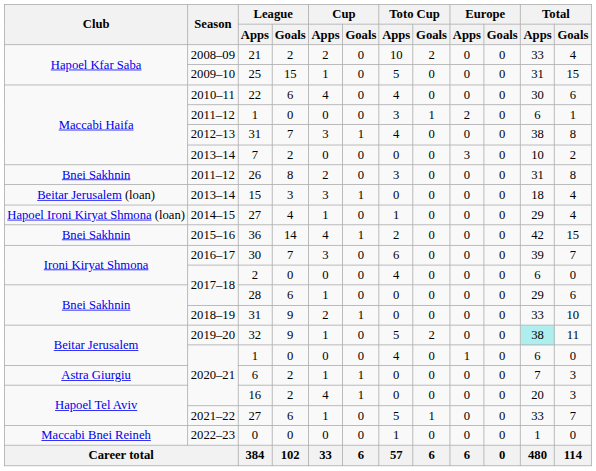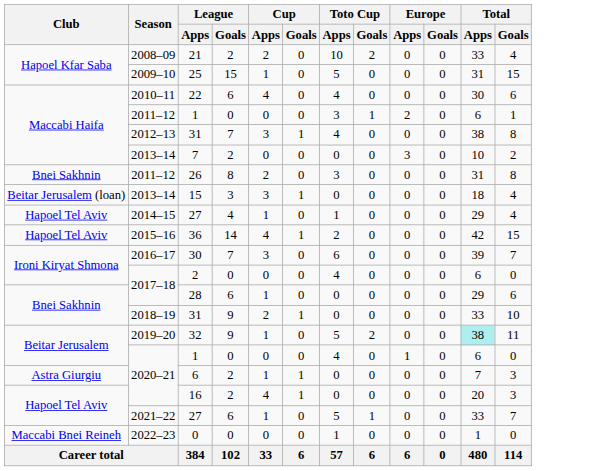(96, 214) Hapoel Ironi Kiryat Shmona (loan) -> (66, 214) Hapoel Tel Aviv
(96, 235) Bnei Sakhnin -> (66, 235) Hapoel Tel Aviv
